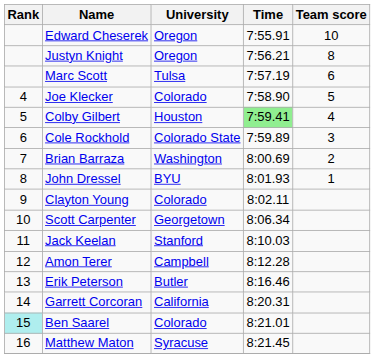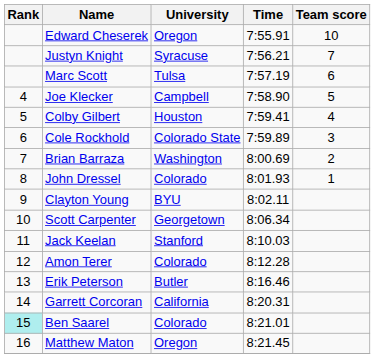(176, 55) Oregon -> (181, 55) Syracuse
(331, 55) 8 -> (331, 55) 7
(180, 96) Colorado -> (181, 96) Campbell
(268, 117) lightgreen background -> (268, 117) no background
(167, 179) BYU -> (180, 179) Colorado
(180, 199) Colorado -> (167, 199) BYU
(181, 261) Campbell -> (180, 261) Colorado
(181, 343) Syracuse -> (176, 343) Oregon
